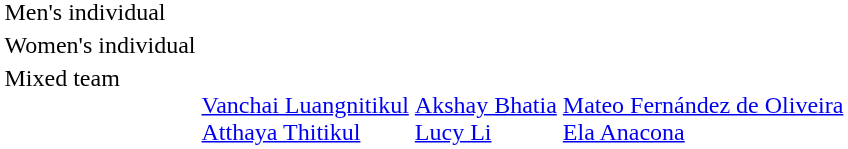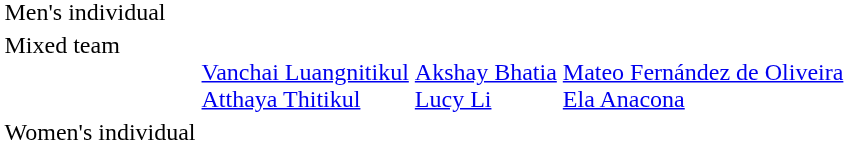rows swapped: (100, 44) <-> (62, 77)
